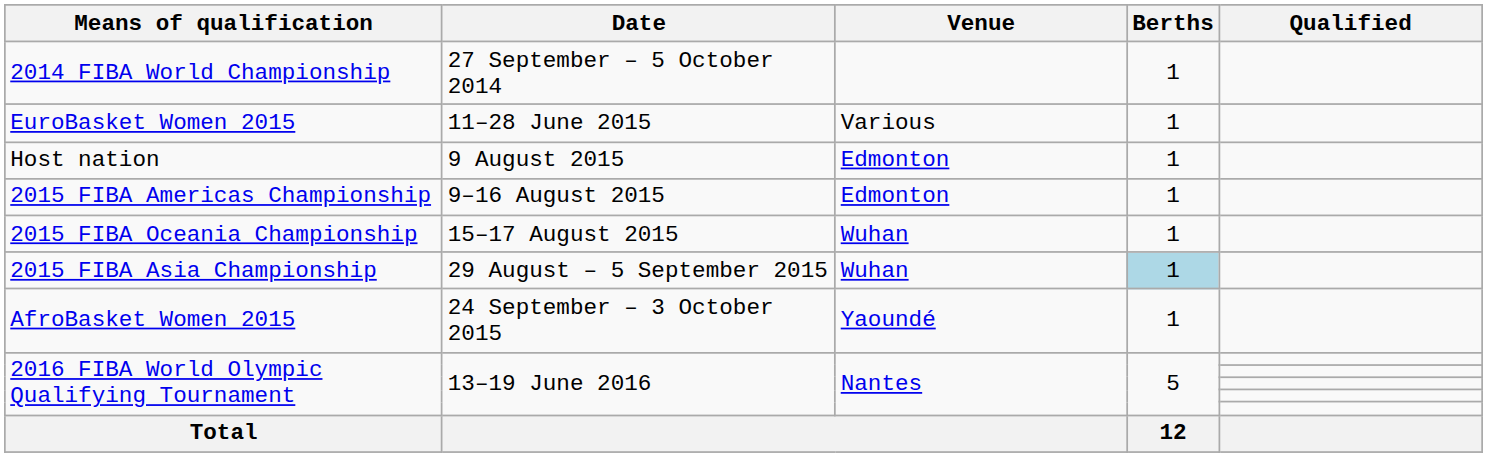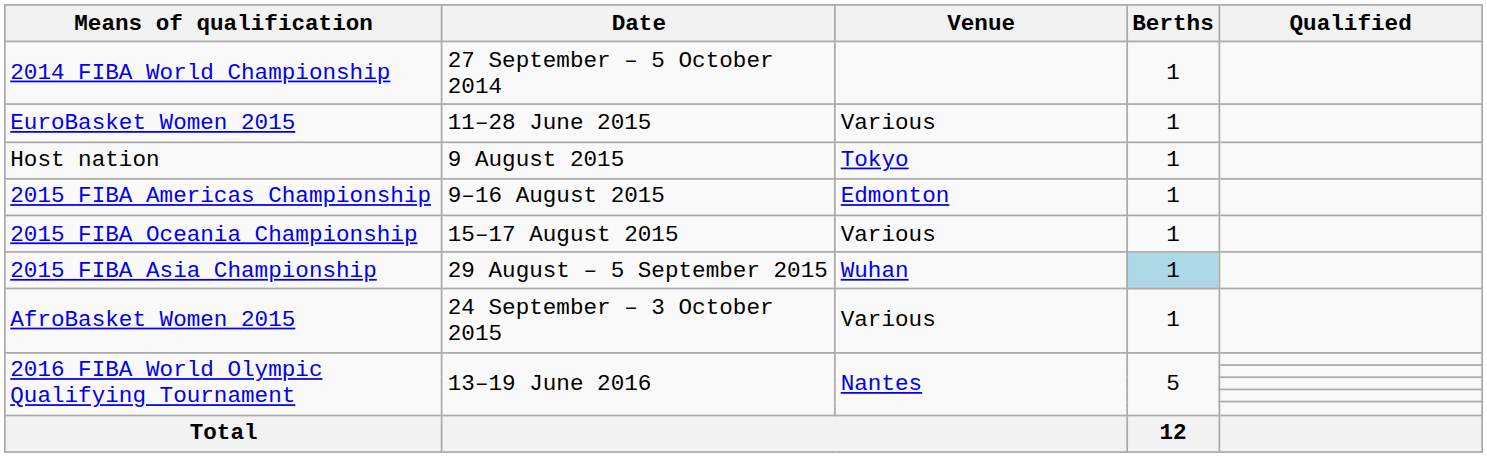(895, 160) Edmonton -> (875, 160) Tokyo
(875, 234) Wuhan -> (888, 234) Various
(888, 321) Yaoundé -> (888, 321) Various
